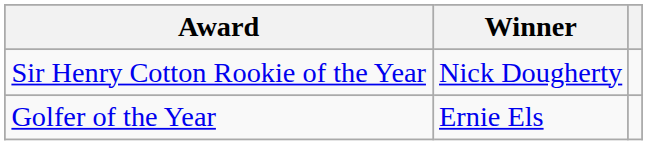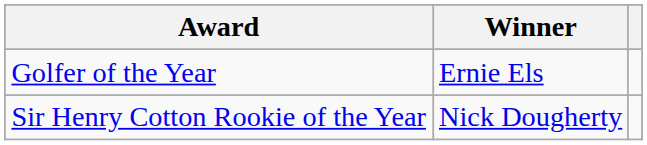rows swapped: (114, 116) <-> (219, 71)
